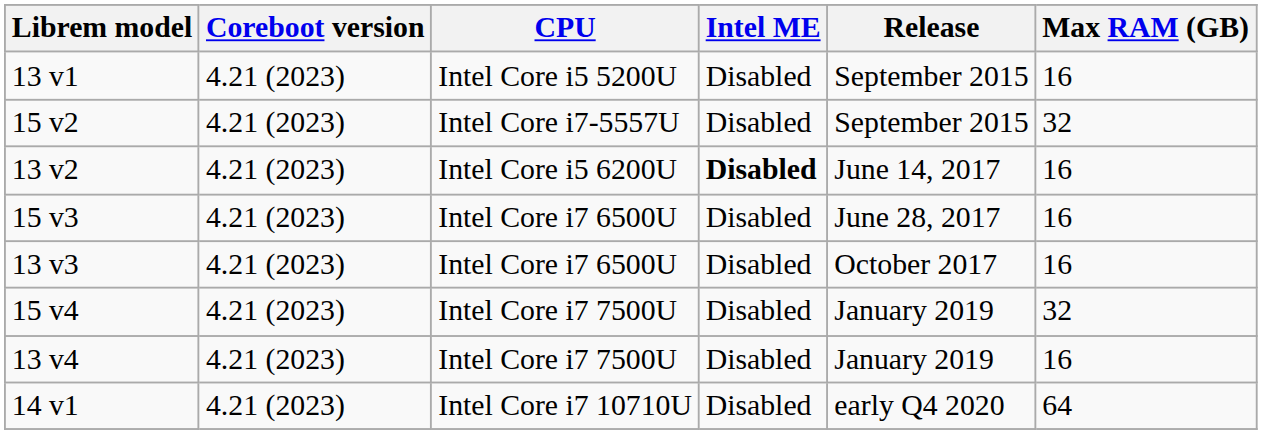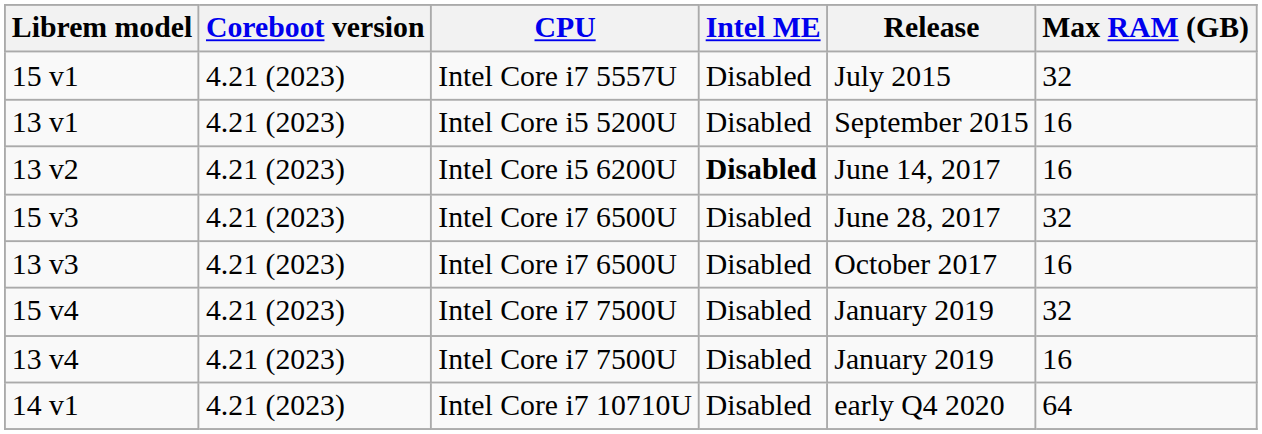+ row: (45, 75)
- row: (45, 122)
(1057, 216) 16 -> (1057, 216) 32
